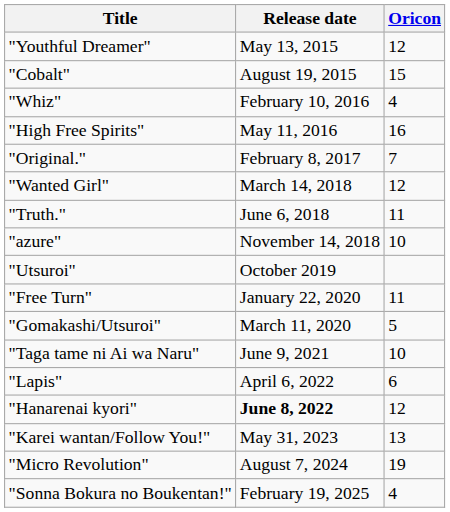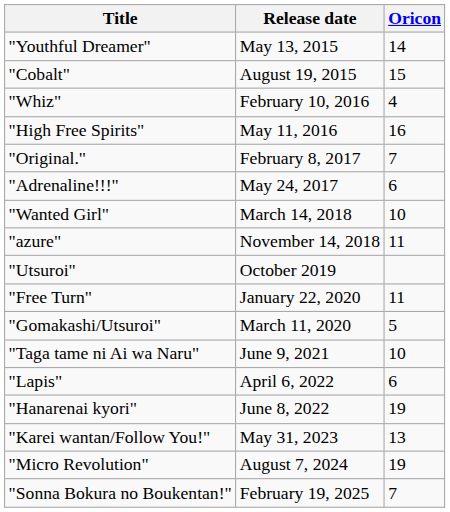(397, 46) 12 -> (397, 46) 14
+ row: (64, 185)
(397, 185) 12 -> (397, 213) 10
- row: (37, 213)
(397, 241) 10 -> (397, 241) 11
(287, 409) bold -> (285, 409) normal
(397, 409) 12 -> (397, 409) 19
(393, 492) 4 -> (393, 492) 7
